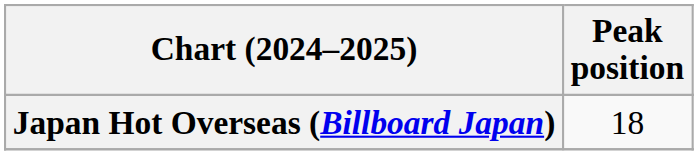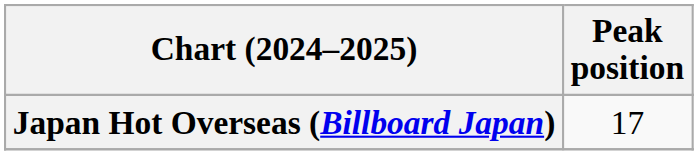(627, 121) 18 -> (627, 121) 17
